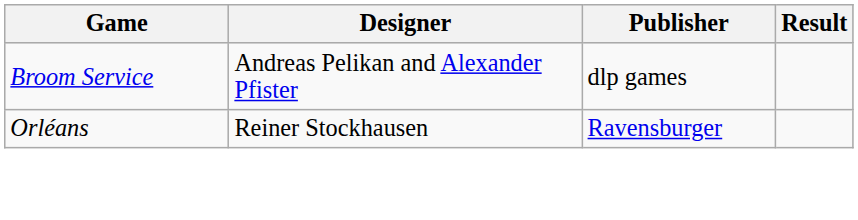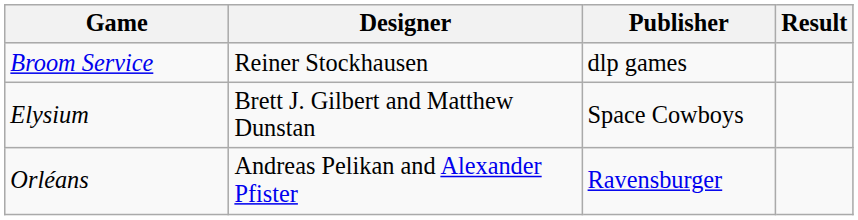(388, 76) Andreas Pelikan and Alexander Pfister -> (331, 62) Reiner Stockhausen
+ row: (50, 114)
(331, 128) Reiner Stockhausen -> (388, 180) Andreas Pelikan and Alexander Pfister
